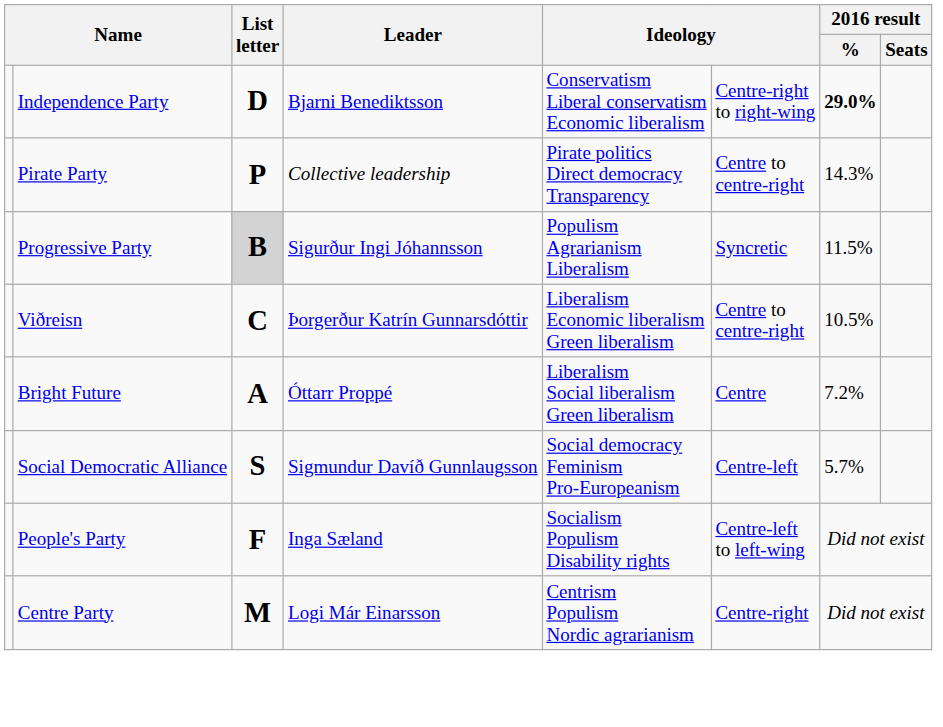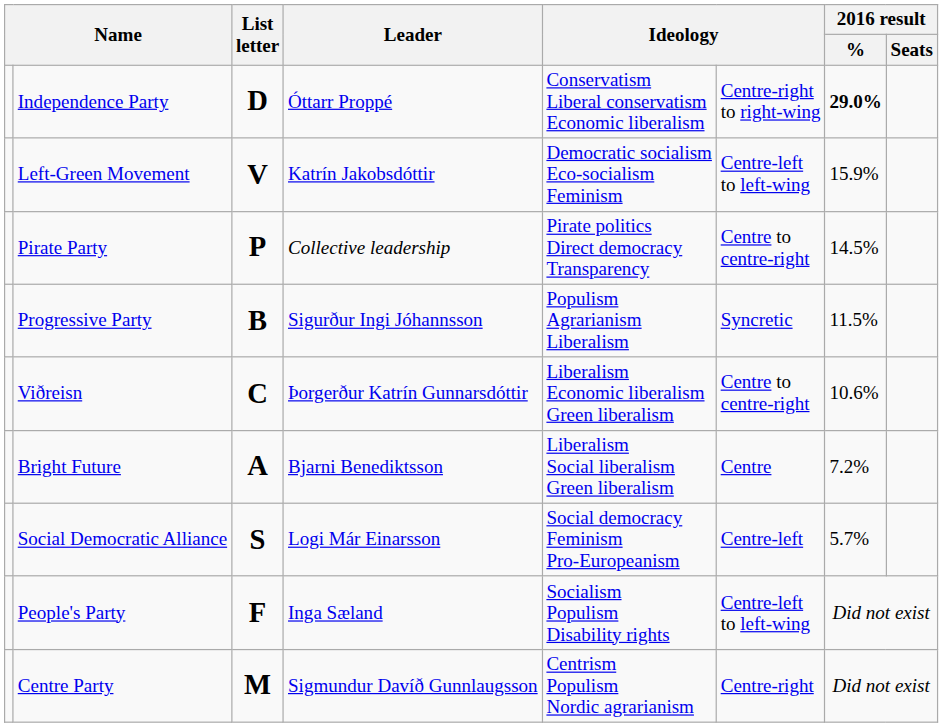(365, 101) Bjarni Benediktsson -> (340, 101) Óttarr Proppé
+ row: (104, 174)
(849, 174) 14.3% -> (854, 247) 14.5%
(258, 247) lightgrey background -> (258, 320) no background
(849, 320) 10.5% -> (854, 393) 10.6%
(340, 393) Óttarr Proppé -> (365, 466) Bjarni Benediktsson
(413, 466) Sigmundur Davíð Gunnlaugsson -> (364, 539) Logi Már Einarsson
(364, 612) Logi Már Einarsson -> (413, 685) Sigmundur Davíð Gunnlaugsson
